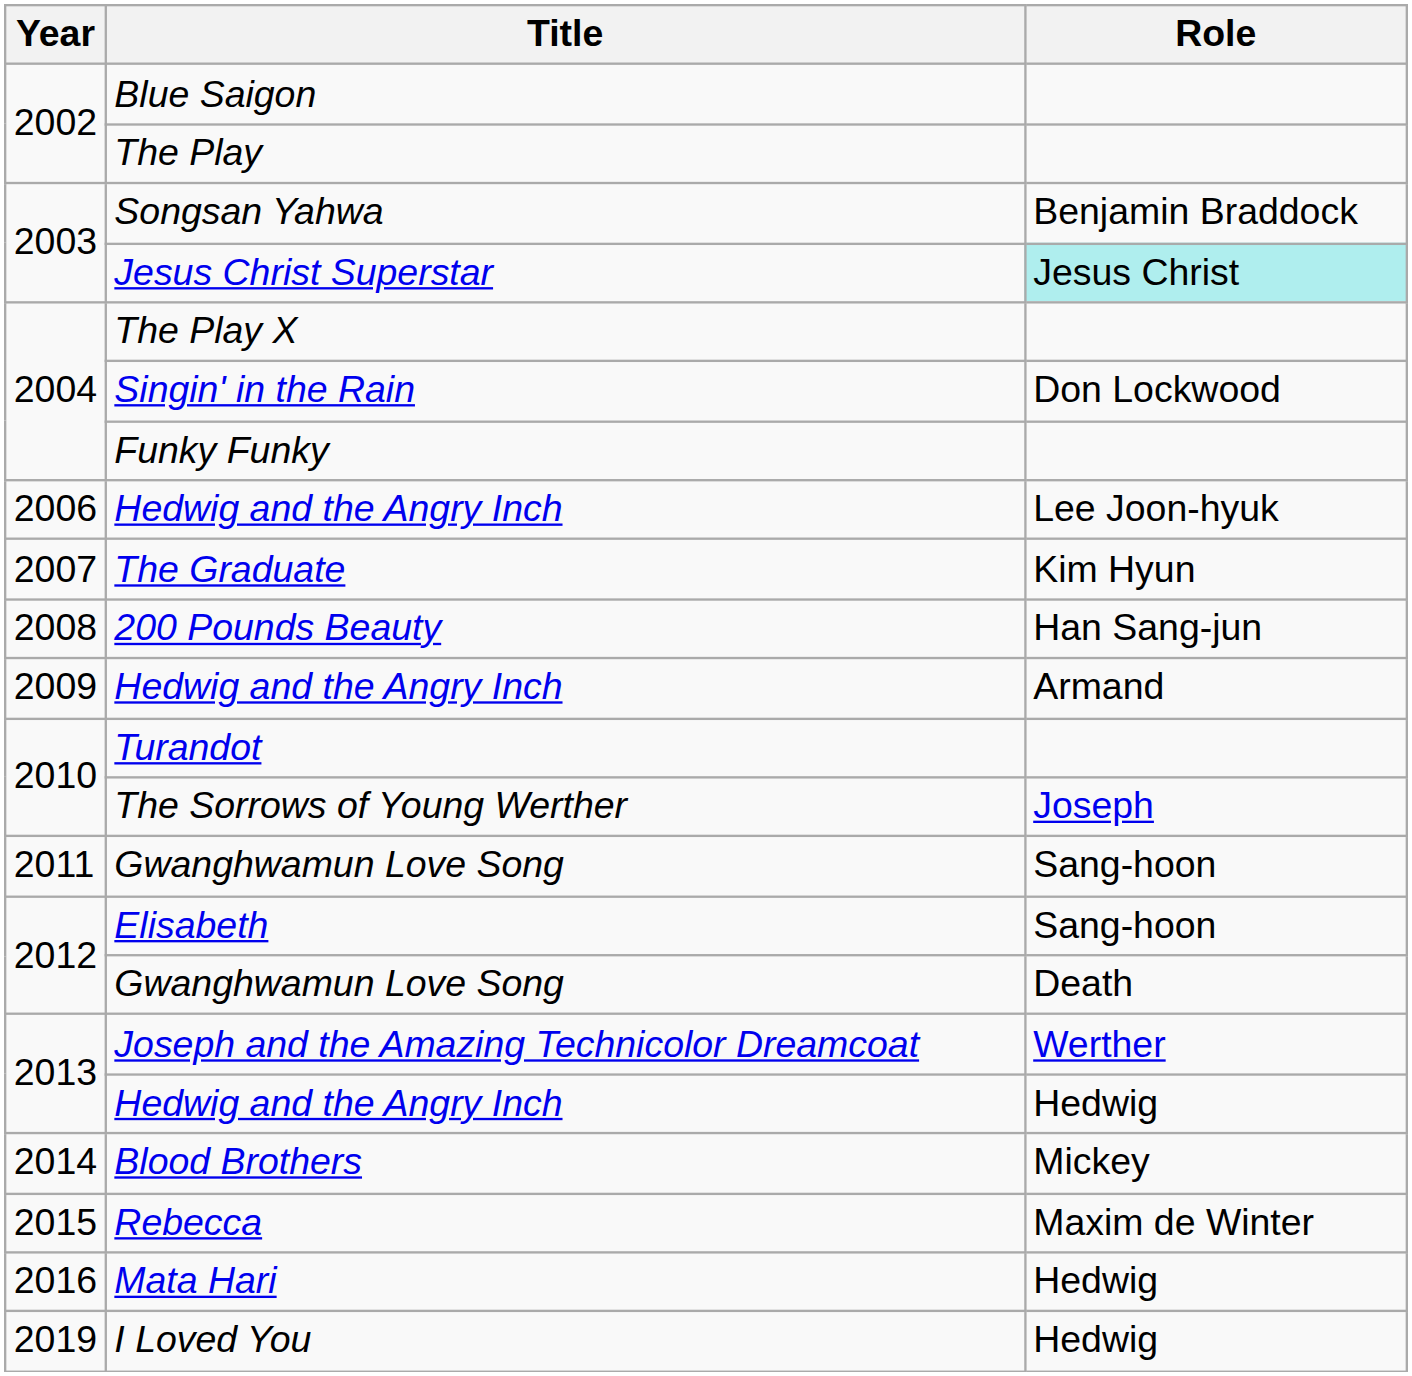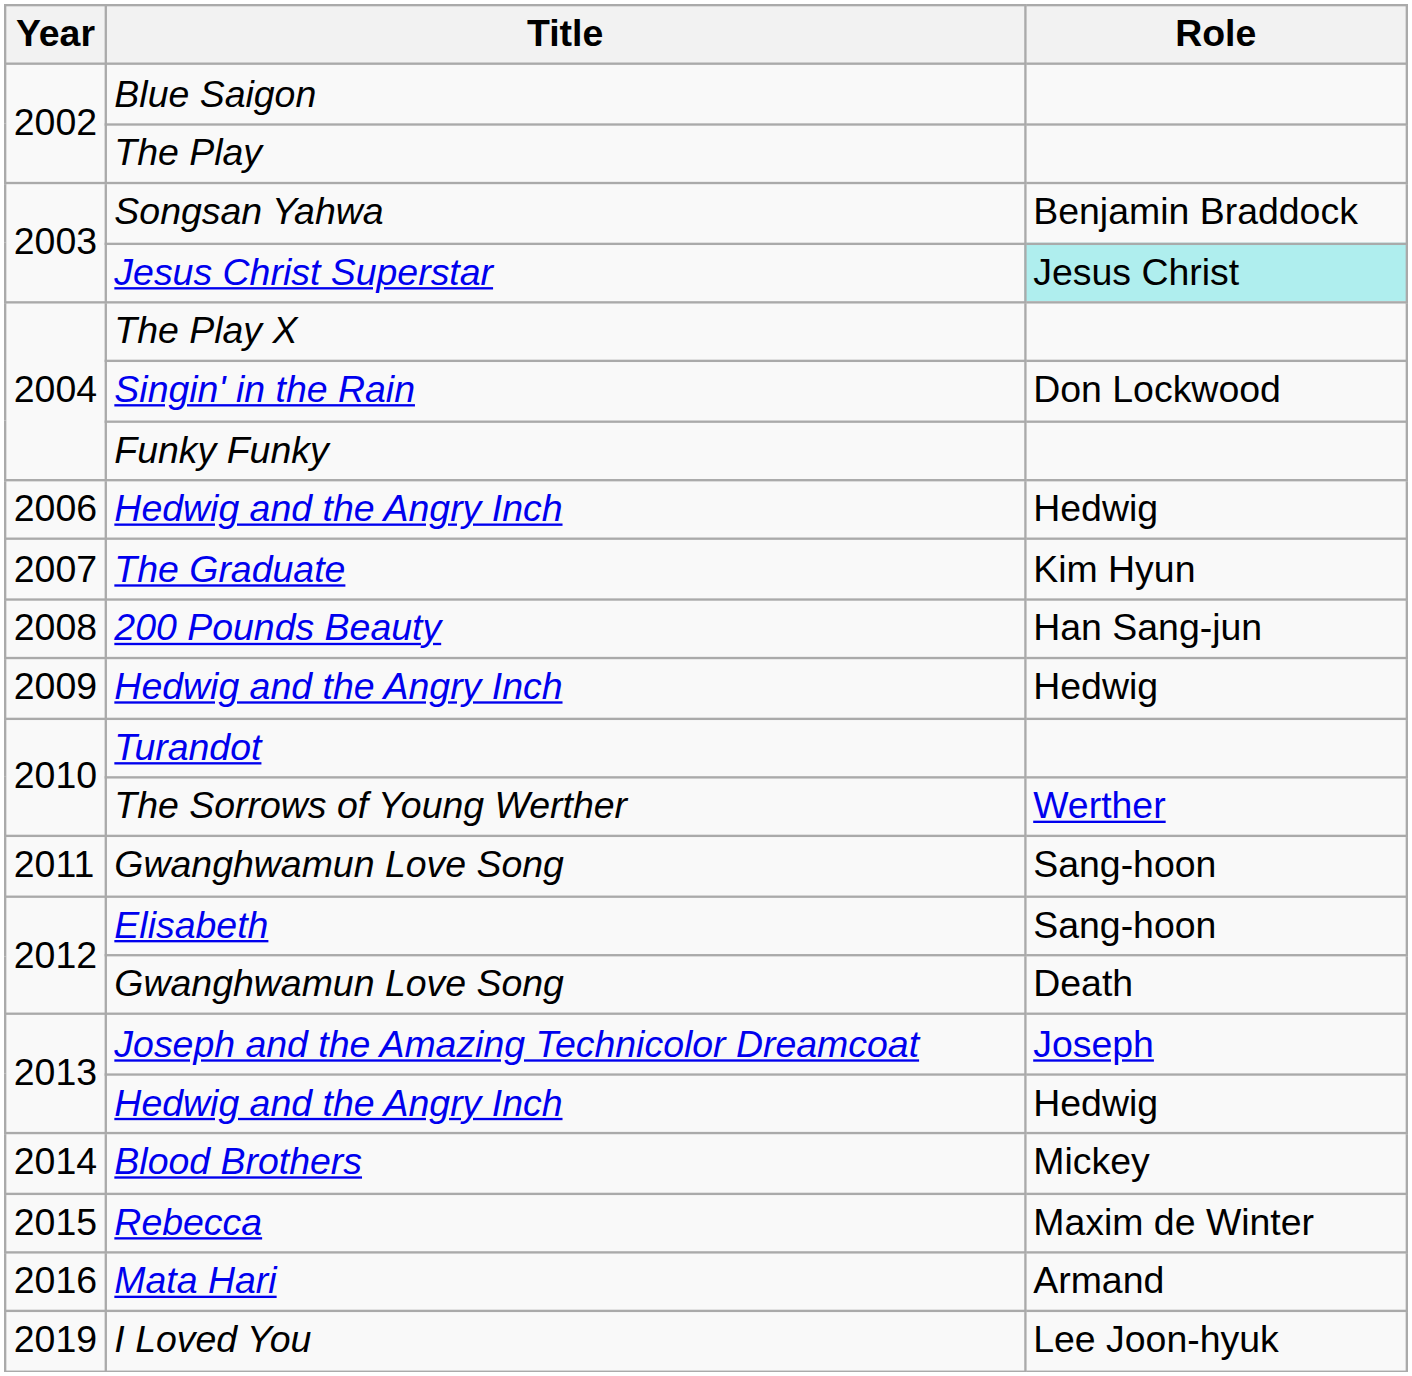(1156, 509) Lee Joon-hyuk -> (1096, 509) Hedwig
(1099, 687) Armand -> (1096, 687) Hedwig
(1094, 806) Joseph -> (1099, 806) Werther
(1099, 1043) Werther -> (1094, 1043) Joseph
(1096, 1281) Hedwig -> (1099, 1281) Armand
(1096, 1340) Hedwig -> (1156, 1340) Lee Joon-hyuk
